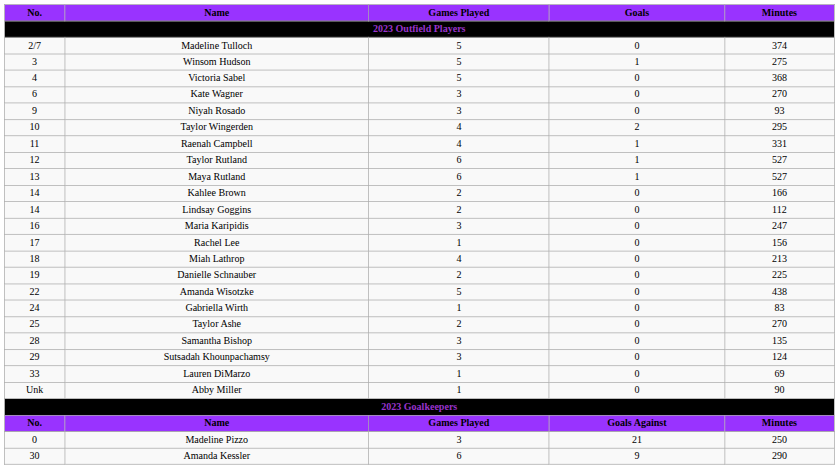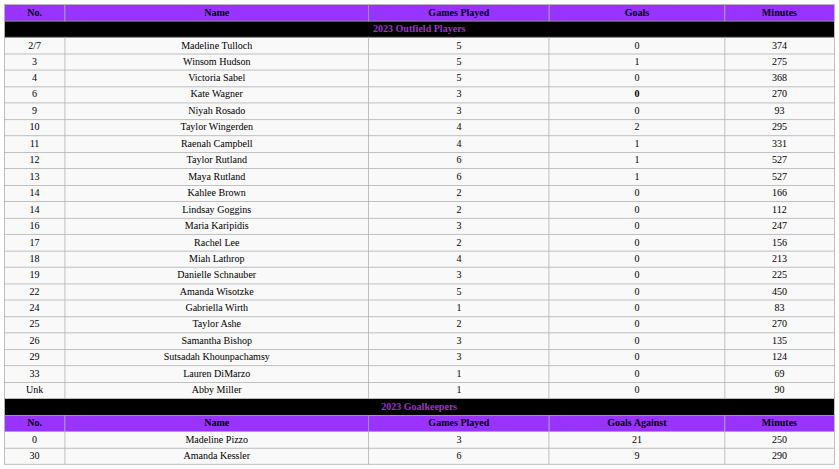(637, 94) normal -> (637, 94) bold
(459, 242) 1 -> (459, 242) 2
(459, 275) 2 -> (459, 275) 3
(779, 291) 438 -> (779, 291) 450
(35, 340) 28 -> (35, 340) 26
